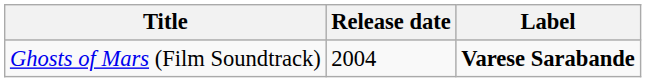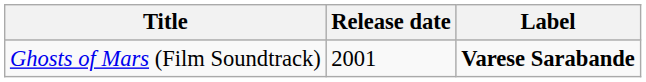(354, 58) 2004 -> (354, 58) 2001
